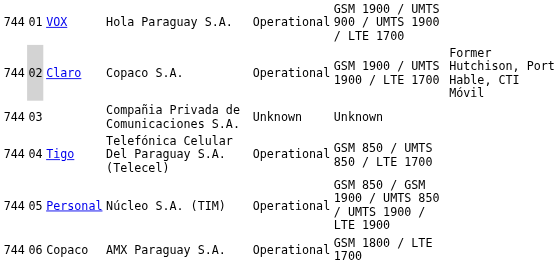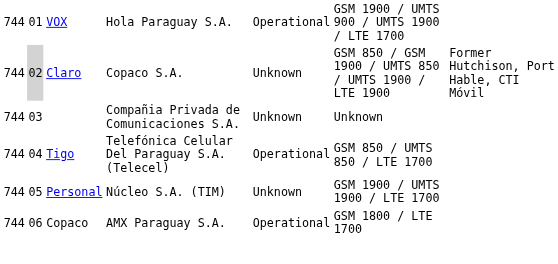(291, 73) Operational -> (277, 73) Unknown
(387, 73) GSM 1900 / UMTS 1900 / LTE 1700 -> (387, 73) GSM 850 / GSM 1900 / UMTS 850 / UMTS 1900 / LTE 1900
(291, 205) Operational -> (277, 192) Unknown
(387, 205) GSM 850 / GSM 1900 / UMTS 850 / UMTS 1900 / LTE 1900 -> (387, 192) GSM 1900 / UMTS 1900 / LTE 1700
